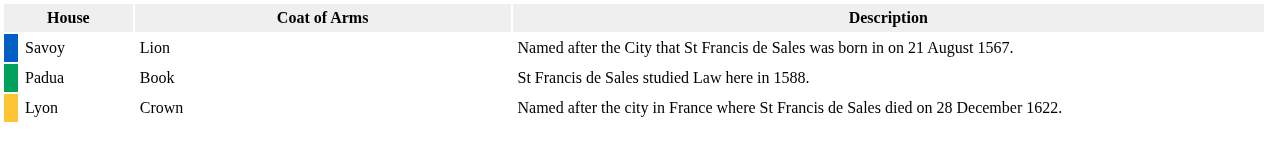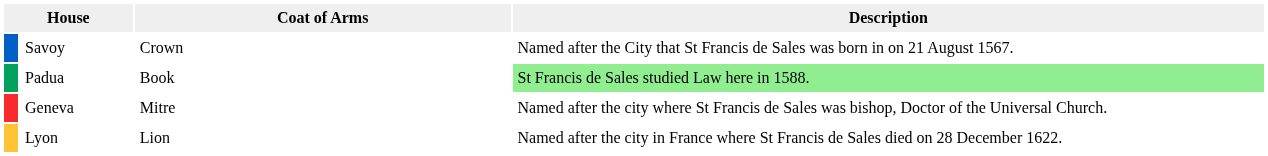(155, 48) Lion -> (162, 48) Crown
(663, 78) no background -> (663, 78) lightgreen background
+ row: (49, 108)
(162, 108) Crown -> (155, 138) Lion
